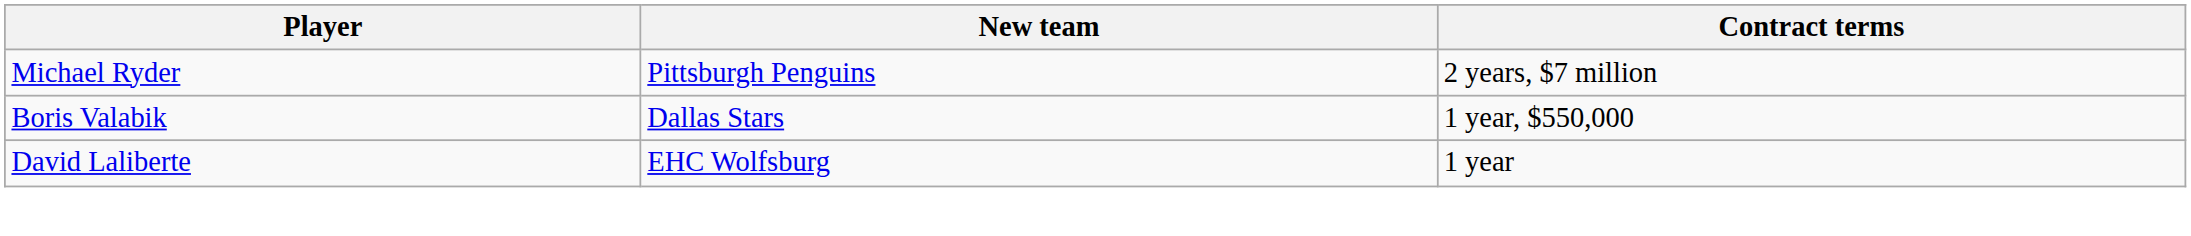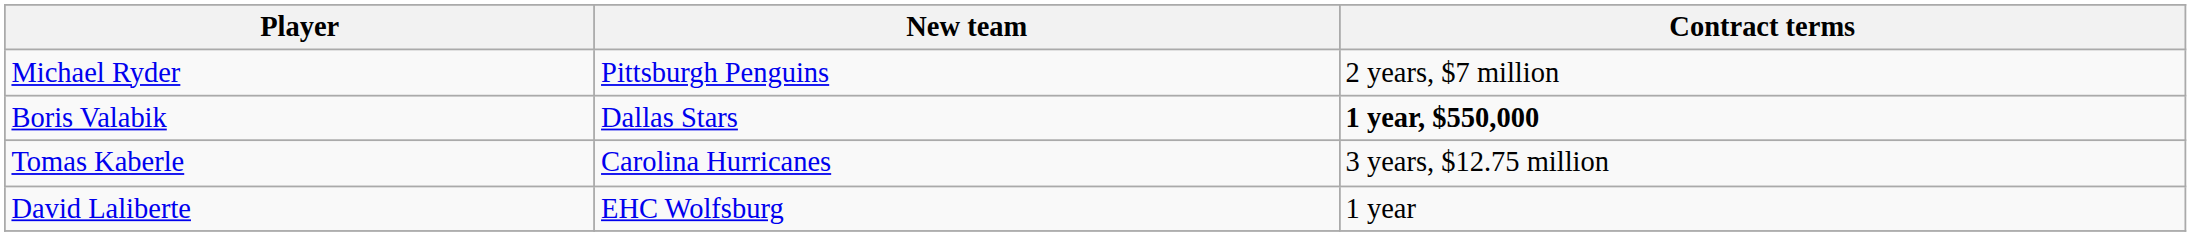(1539, 117) normal -> (1442, 117) bold
+ row: (98, 162)
